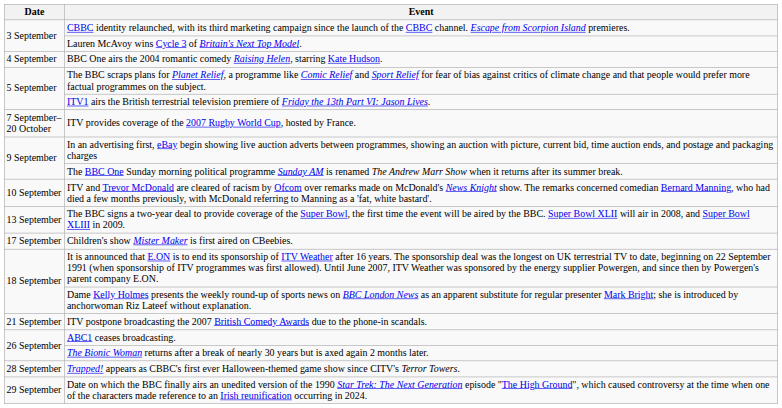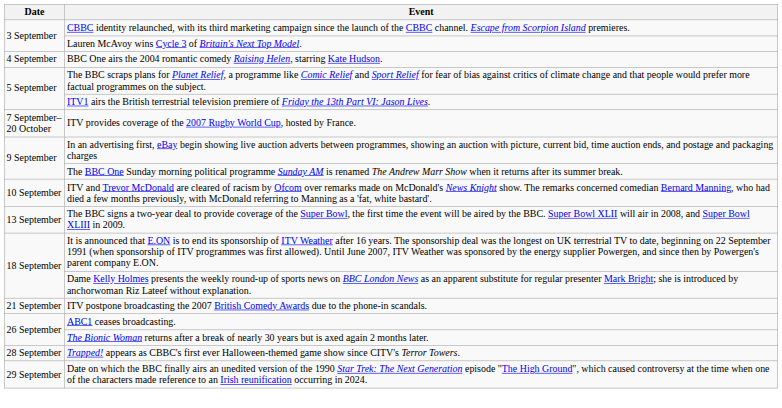- row: (180, 241)
